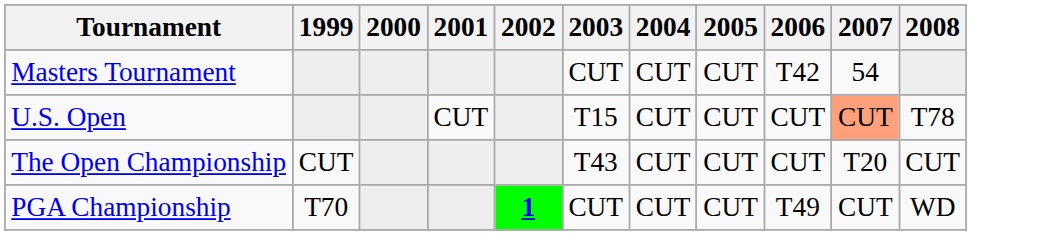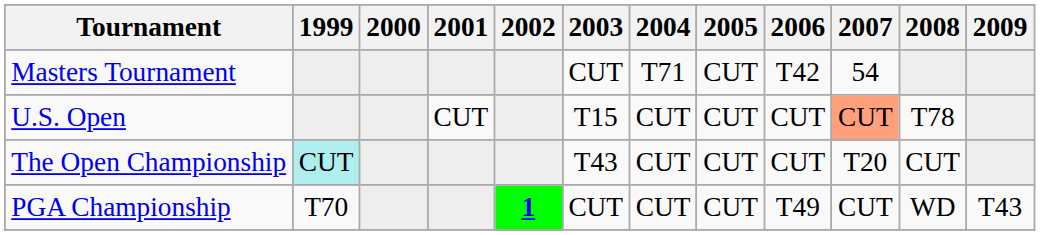+ column: (1000, 27)
(663, 72) CUT -> (663, 72) T71
(326, 162) no background -> (326, 162) paleturquoise background
